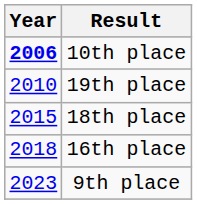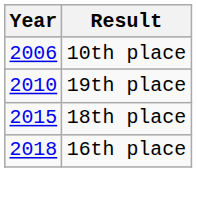(33, 53) bold -> (33, 53) normal
- row: (126, 183)
